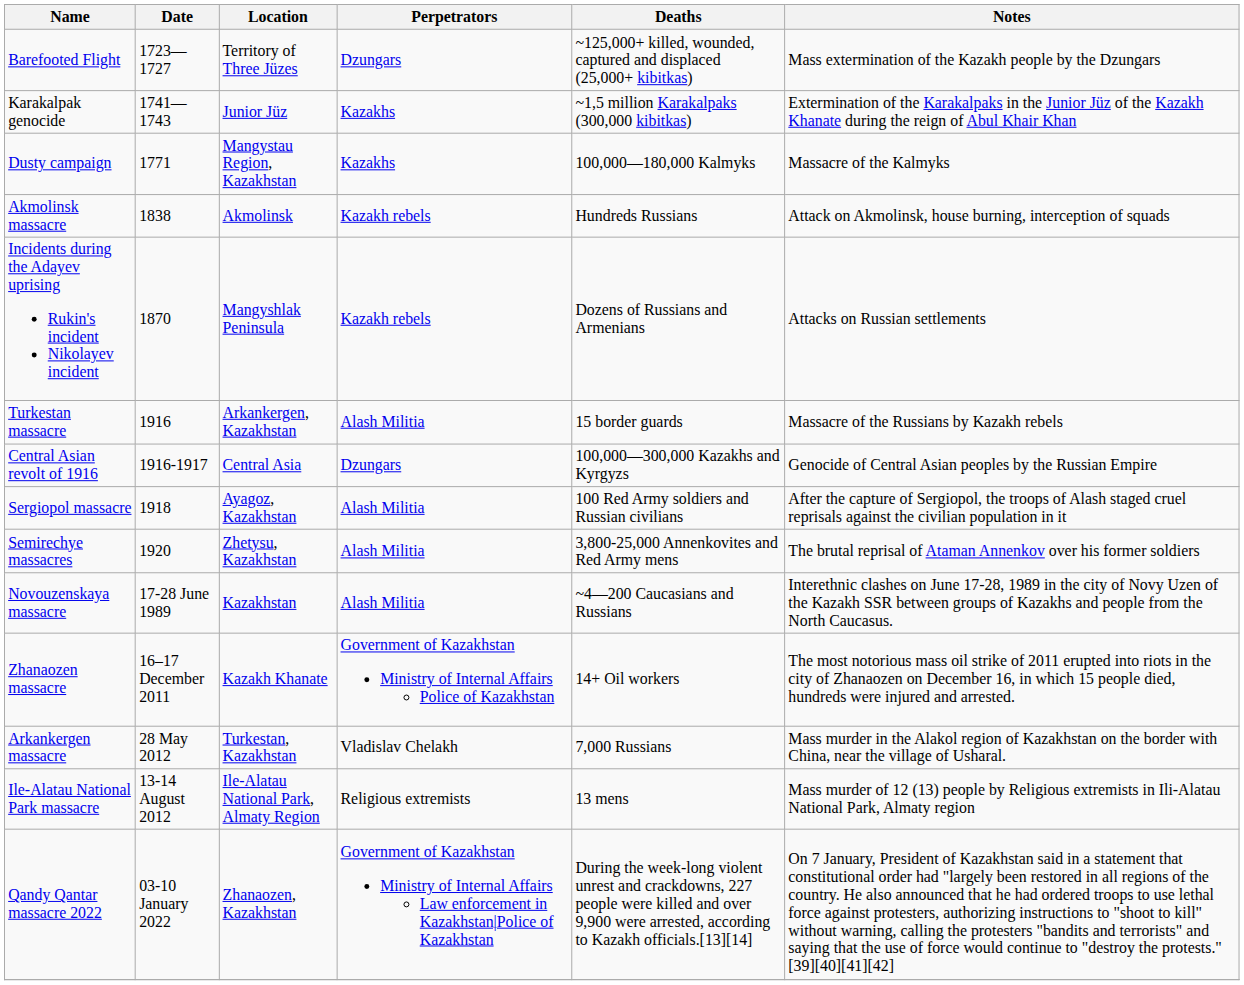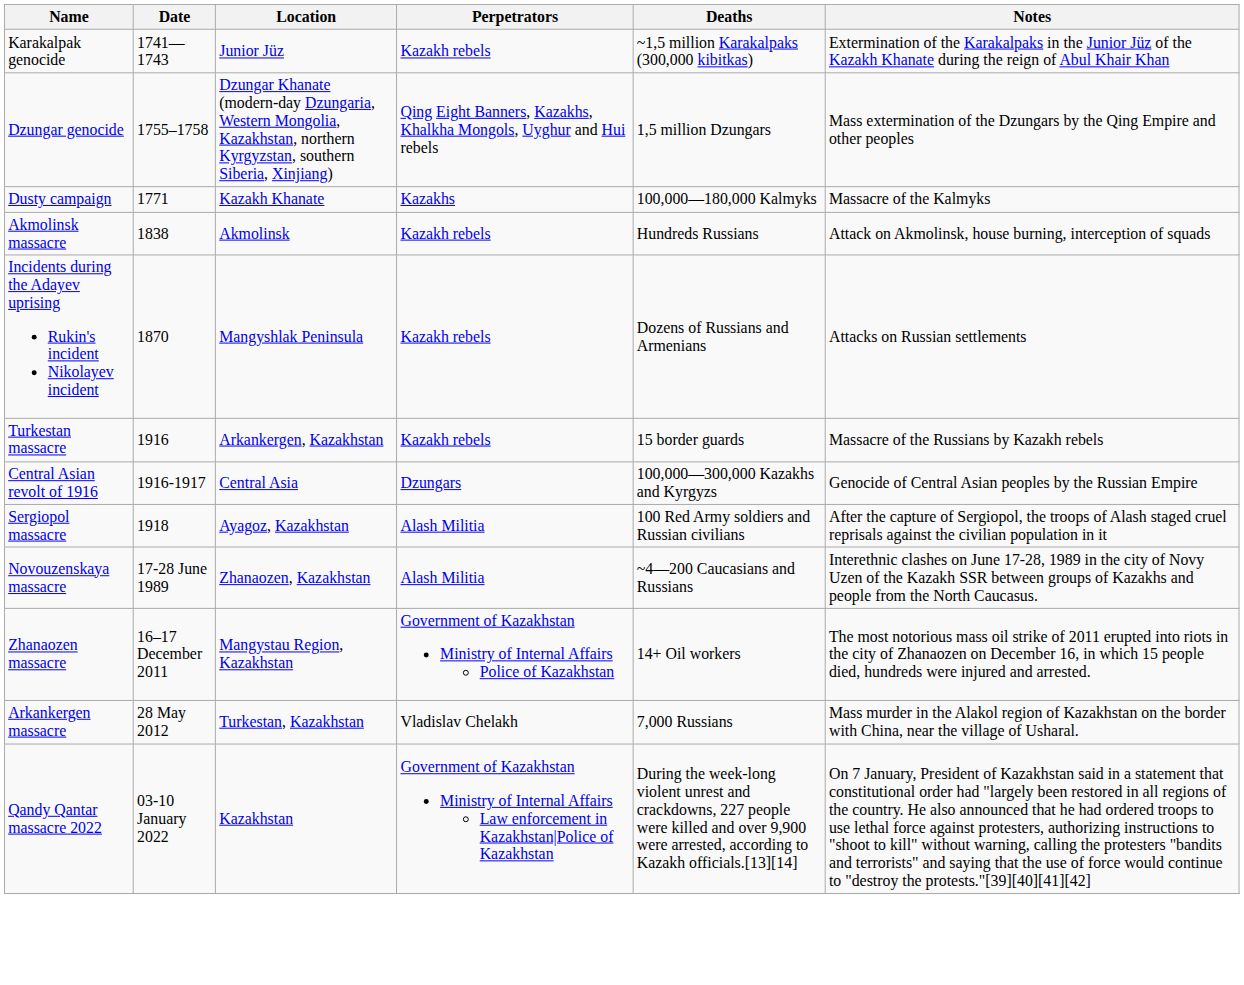- row: (64, 60)
(368, 111) Kazakhs -> (446, 51) Kazakh rebels
+ row: (66, 129)
(259, 163) Mangystau Region, Kazakhstan -> (272, 199) Kazakh Khanate
(383, 422) Alash Militia -> (446, 440) Kazakh rebels
- row: (46, 551)
(259, 602) Kazakhstan -> (295, 577) Zhanaozen, Kazakhstan
(275, 679) Kazakh Khanate -> (281, 654) Mangystau Region, Kazakhstan
- row: (70, 799)
(259, 904) Zhanaozen, Kazakhstan -> (256, 818) Kazakhstan
